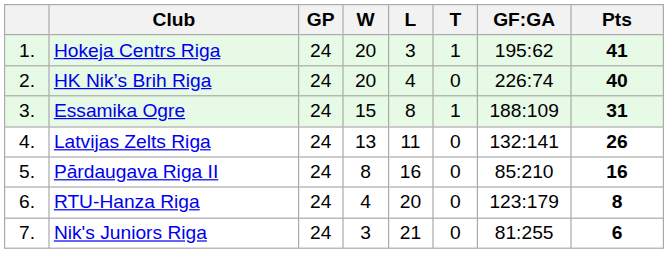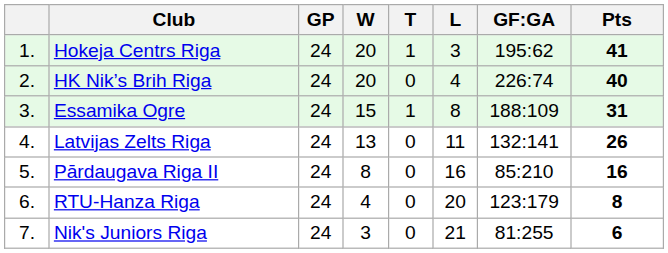columns swapped: (455, 19) <-> (410, 19)
